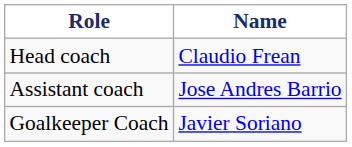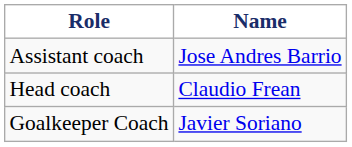rows swapped: (60, 55) <-> (77, 89)
